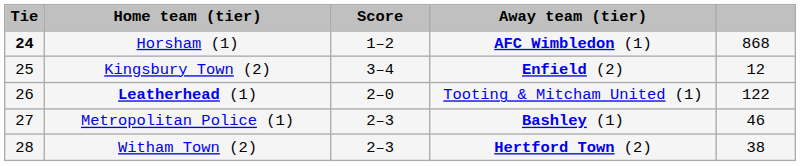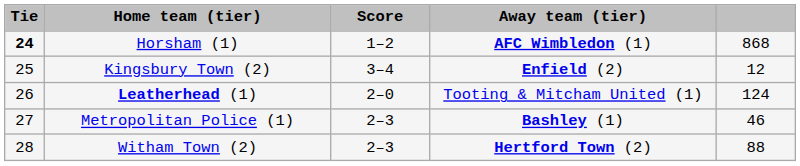(756, 95) 122 -> (756, 95) 124
(756, 147) 38 -> (756, 147) 88
